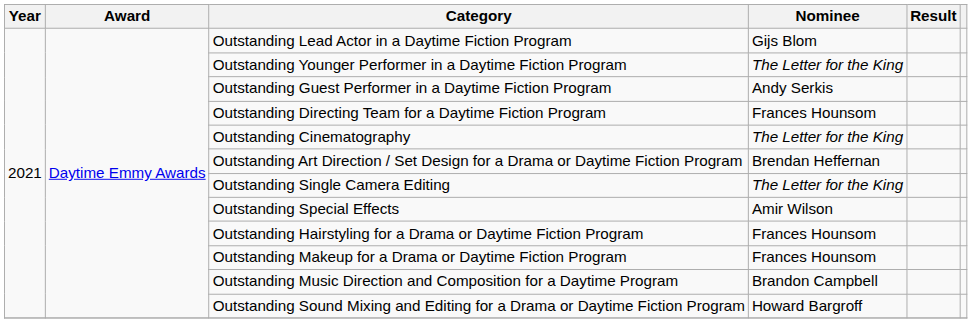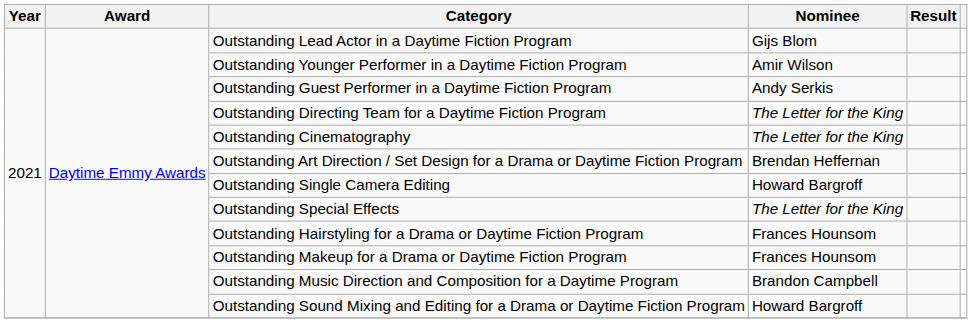(828, 64) The Letter for the King -> (792, 64) Amir Wilson
(814, 112) Frances Hounsom -> (828, 112) The Letter for the King
(828, 185) The Letter for the King -> (807, 185) Howard Bargroff
(792, 209) Amir Wilson -> (828, 209) The Letter for the King
